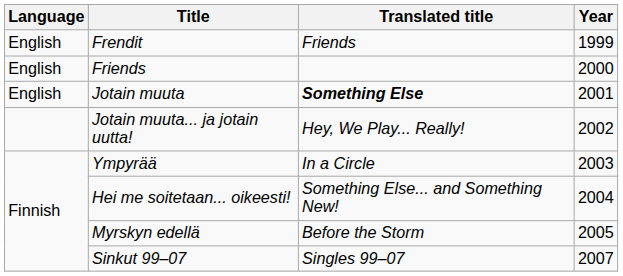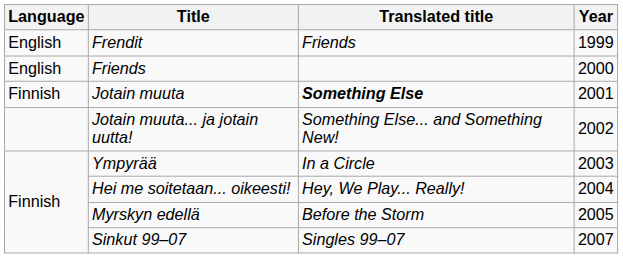(35, 94) English -> (34, 94) Finnish
(383, 128) Hey, We Play... Really! -> (422, 128) Something Else... and Something New!
(422, 198) Something Else... and Something New! -> (383, 189) Hey, We Play... Really!
